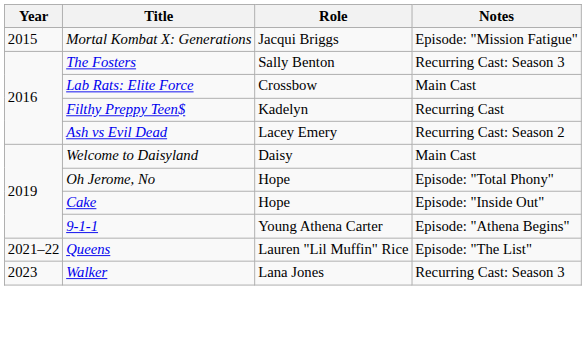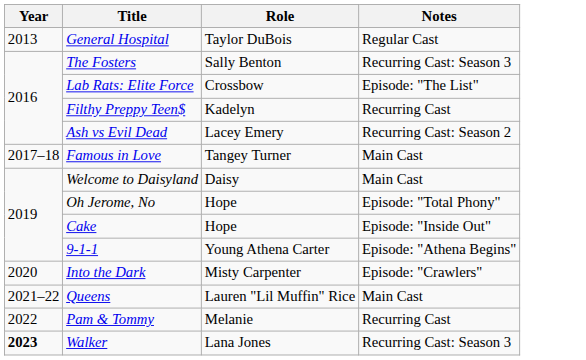+ row: (117, 39)
- row: (159, 39)
(446, 86) Main Cast -> (420, 86) Episode: "The List"
+ row: (114, 156)
+ row: (106, 272)
(474, 249) Episode: "The List" -> (392, 296) Main Cast
+ row: (110, 319)
(23, 272) normal -> (23, 343) bold
